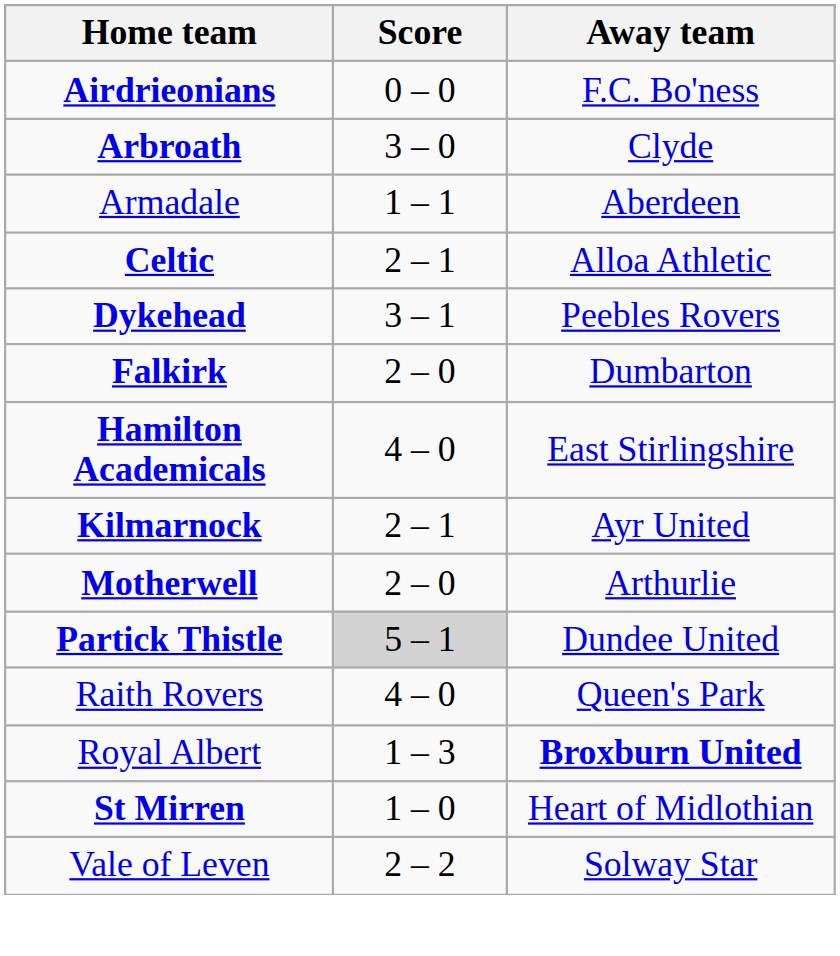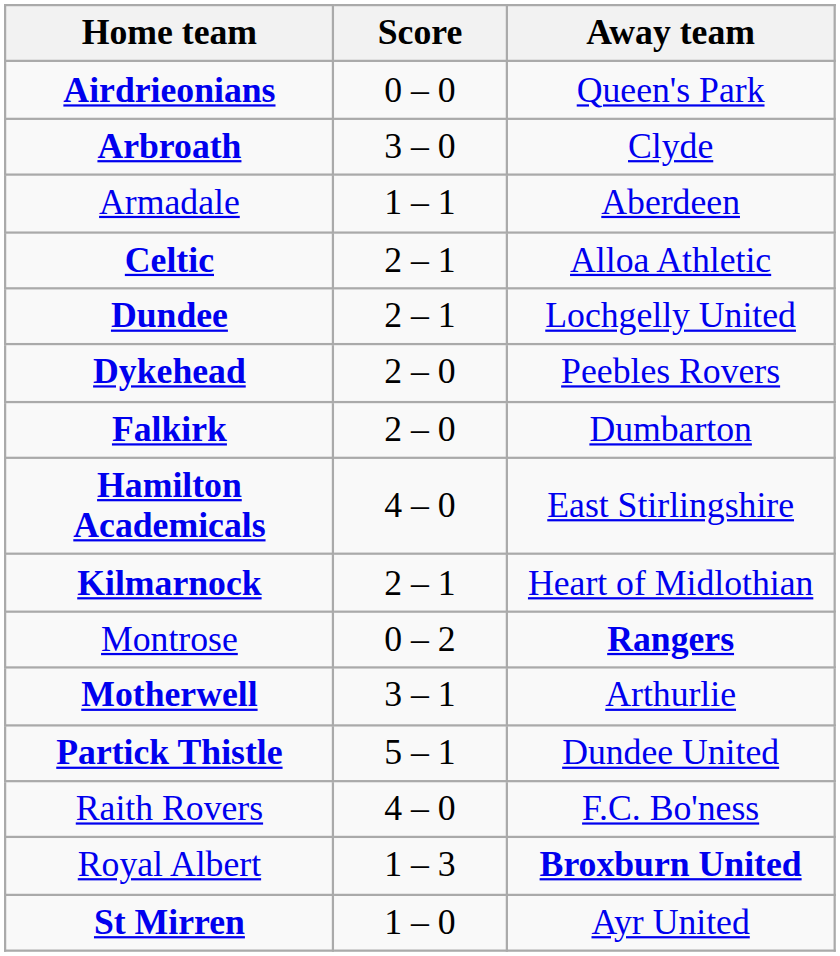(671, 89) F.C. Bo'ness -> (671, 89) Queen's Park
+ row: (169, 315)
(420, 315) 3 – 1 -> (420, 372) 2 – 0
(671, 525) Ayr United -> (671, 582) Heart of Midlothian
+ row: (169, 638)
(420, 582) 2 – 0 -> (420, 695) 3 – 1
(420, 638) lightgrey background -> (420, 751) no background
(671, 695) Queen's Park -> (671, 808) F.C. Bo'ness
(671, 808) Heart of Midlothian -> (671, 921) Ayr United
- row: (169, 865)
